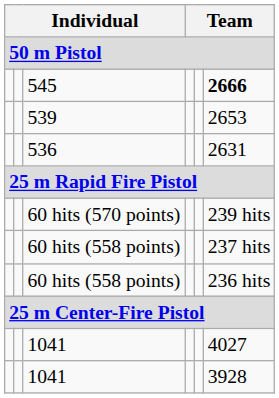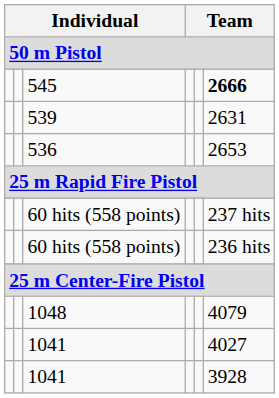(227, 117) 2653 -> (227, 117) 2631
(227, 150) 2631 -> (227, 150) 2653
- row: (9, 215)
+ row: (9, 312)
